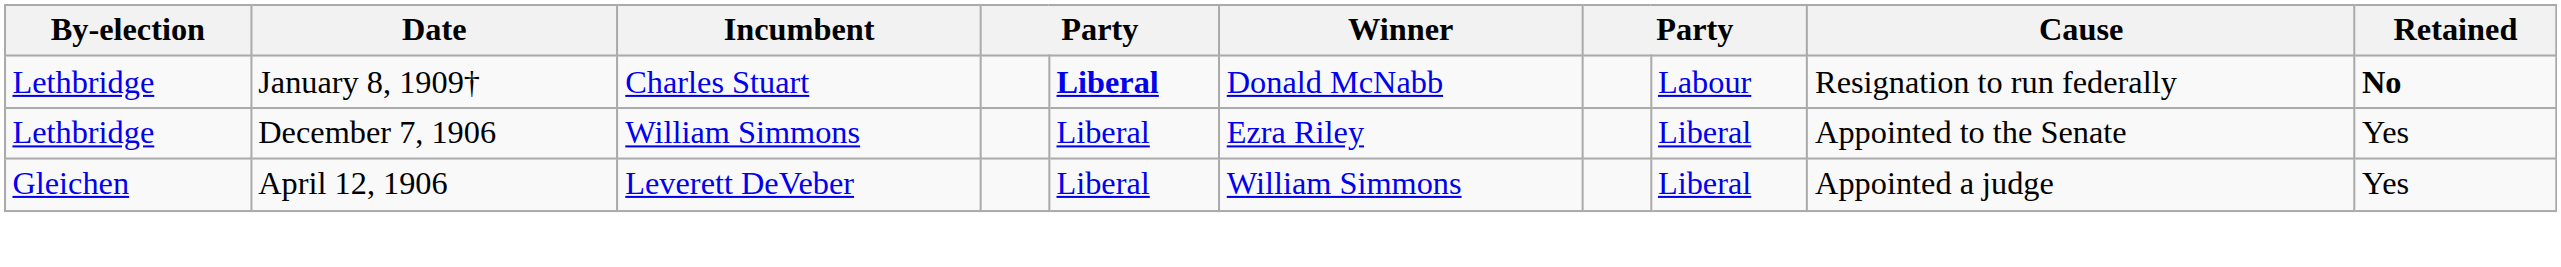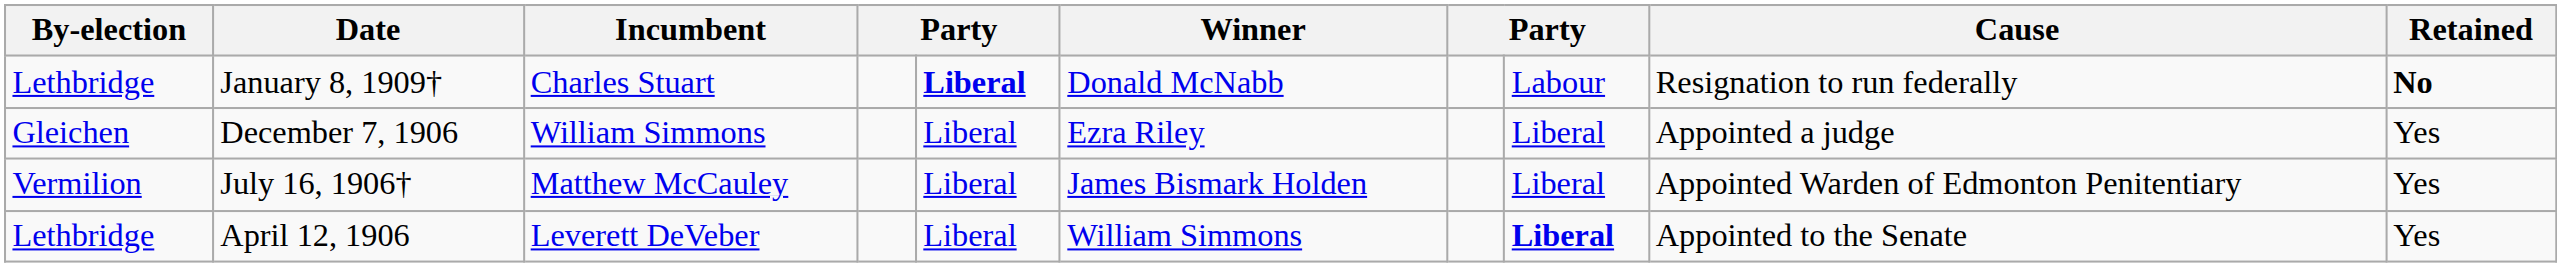(83, 132) Lethbridge -> (71, 132) Gleichen
(1971, 132) Appointed to the Senate -> (1775, 132) Appointed a judge
+ row: (316, 183)
(71, 183) Gleichen -> (83, 235) Lethbridge
(1705, 183) normal -> (1563, 235) bold
(1935, 183) Appointed a judge -> (1811, 235) Appointed to the Senate
